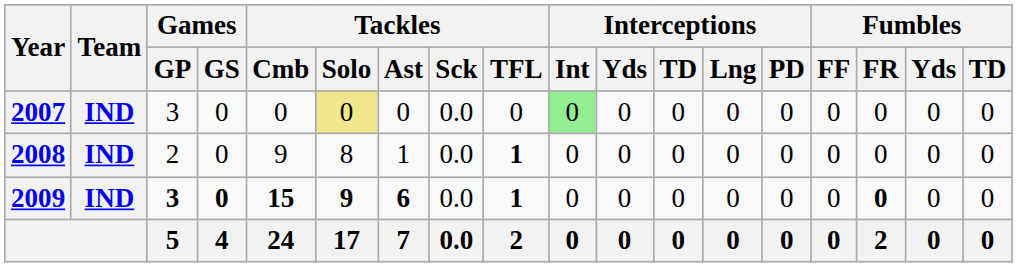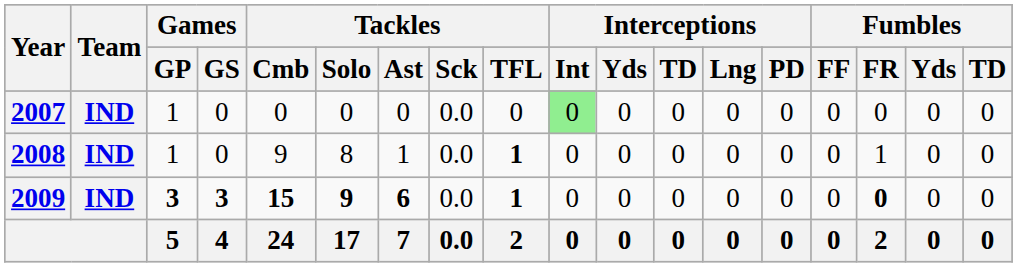(172, 111) 3 -> (172, 111) 1
(347, 111) khaki background -> (347, 111) no background
(172, 154) 2 -> (172, 154) 1
(881, 154) 0 -> (881, 154) 1
(222, 197) 0 -> (222, 197) 3
